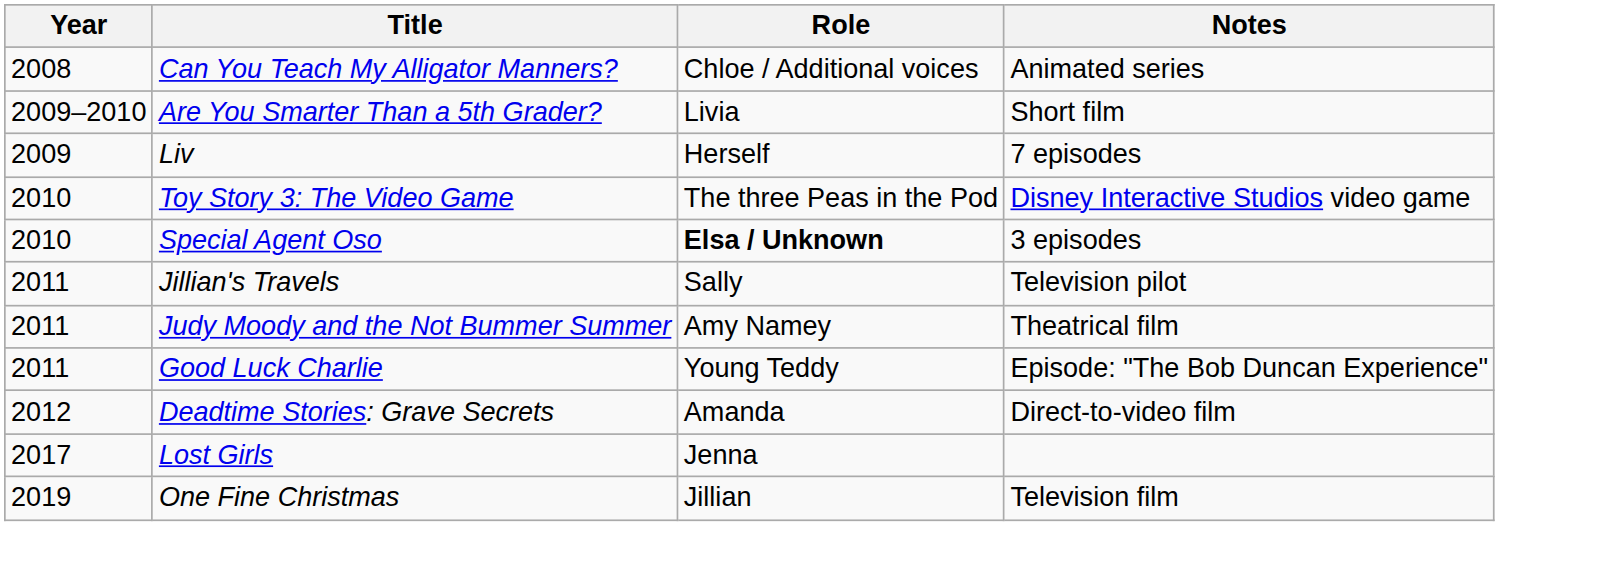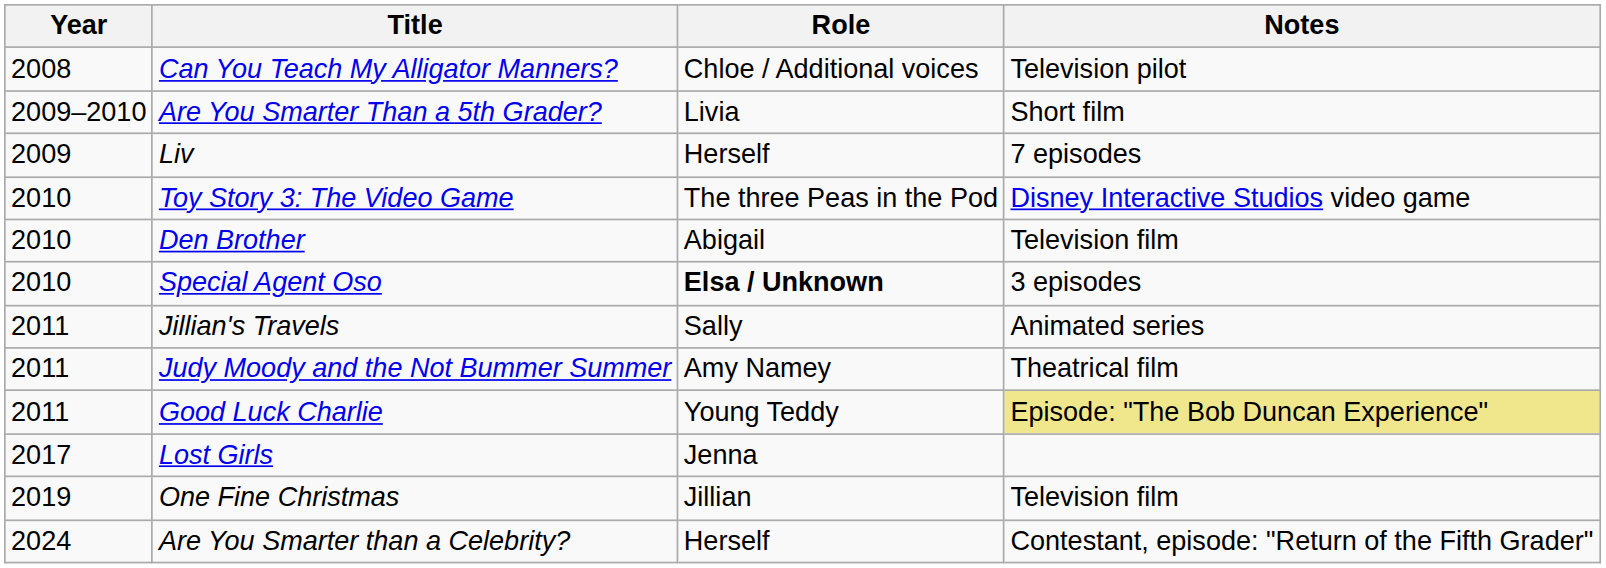(1107, 68) Animated series -> (1098, 68) Television pilot
+ row: (232, 240)
(1098, 283) Television pilot -> (1107, 326) Animated series
(1249, 369) no background -> (1249, 411) khaki background
- row: (357, 411)
+ row: (365, 540)
